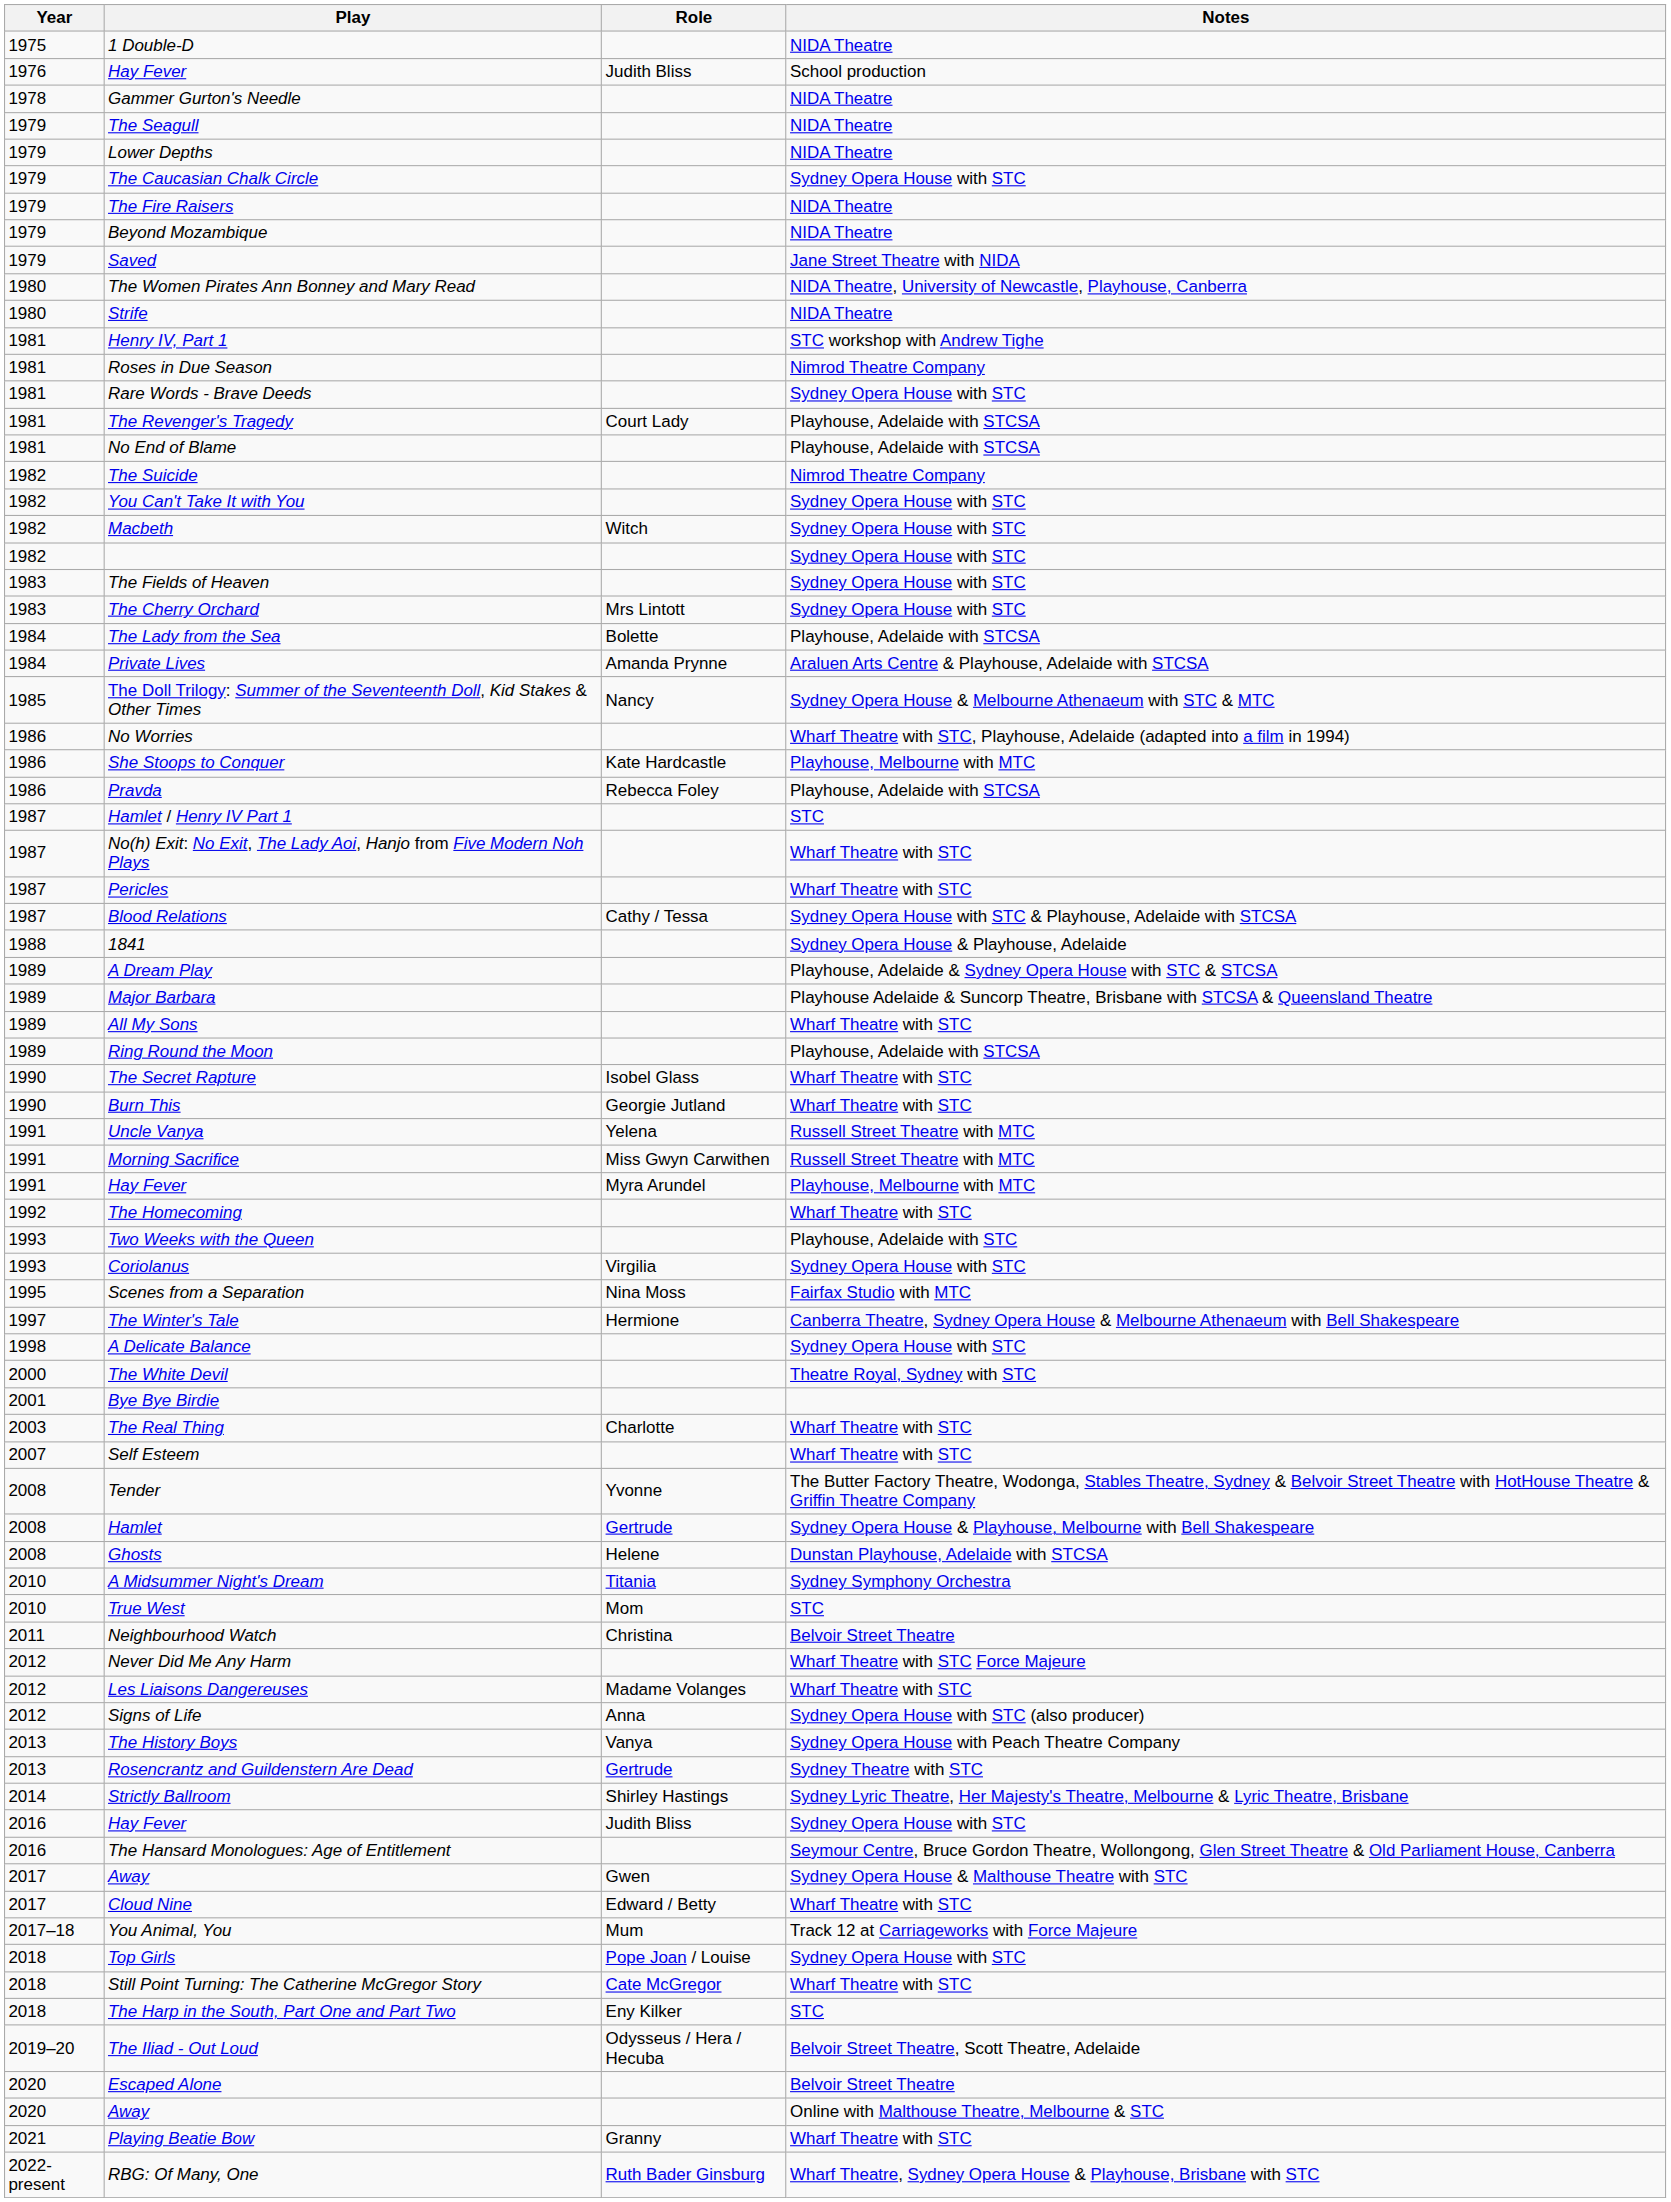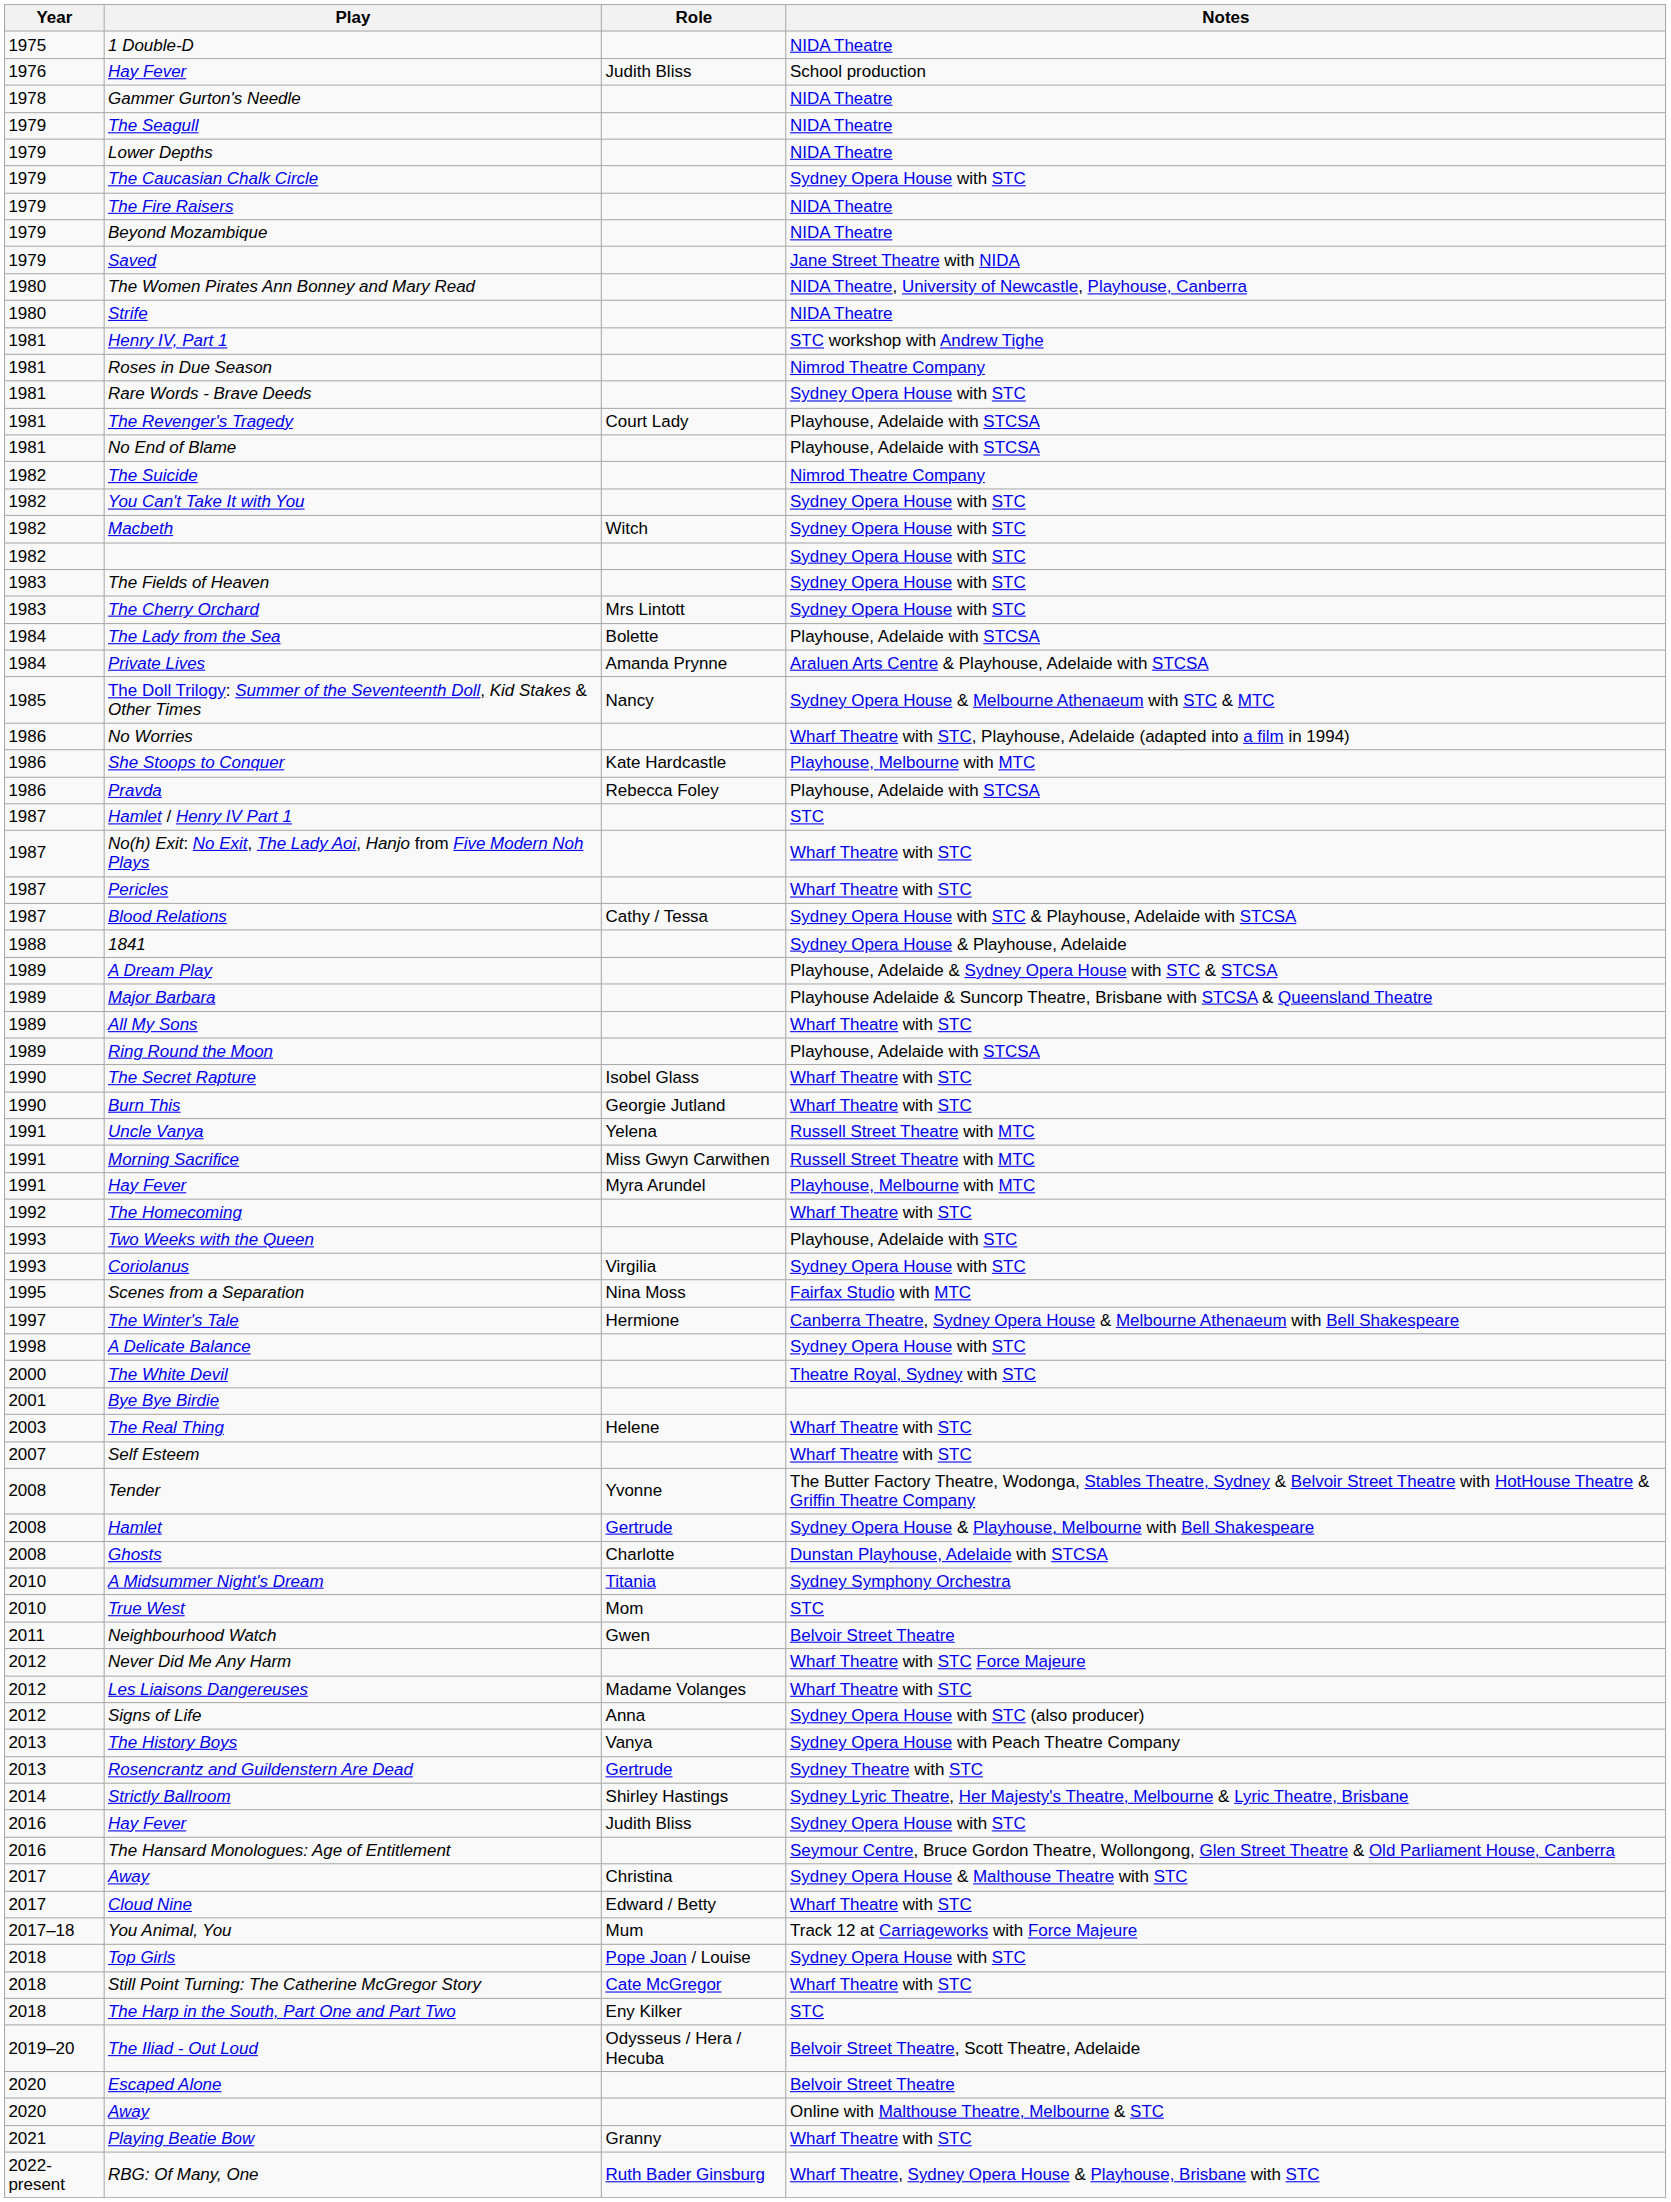(640, 1427) Charlotte -> (632, 1427) Helene
(632, 1554) Helene -> (640, 1554) Charlotte
(639, 1635) Christina -> (628, 1635) Gwen
(628, 1877) Gwen -> (639, 1877) Christina
